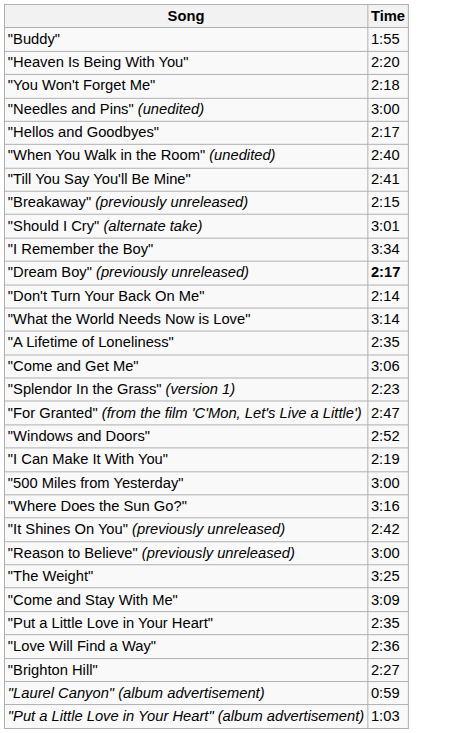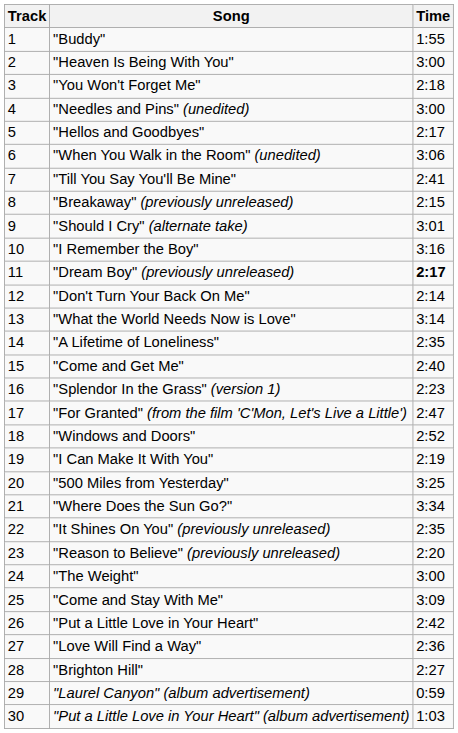+ column: (27, 16)
(385, 62) 2:20 -> (430, 62) 3:00
(385, 156) 2:40 -> (430, 156) 3:06
(385, 249) 3:34 -> (430, 249) 3:16
(385, 366) 3:06 -> (430, 366) 2:40
(385, 483) 3:00 -> (430, 483) 3:25
(385, 506) 3:16 -> (430, 506) 3:34
(385, 529) 2:42 -> (430, 529) 2:35
(385, 553) 3:00 -> (430, 553) 2:20
(385, 576) 3:25 -> (430, 576) 3:00
(385, 623) 2:35 -> (430, 623) 2:42
